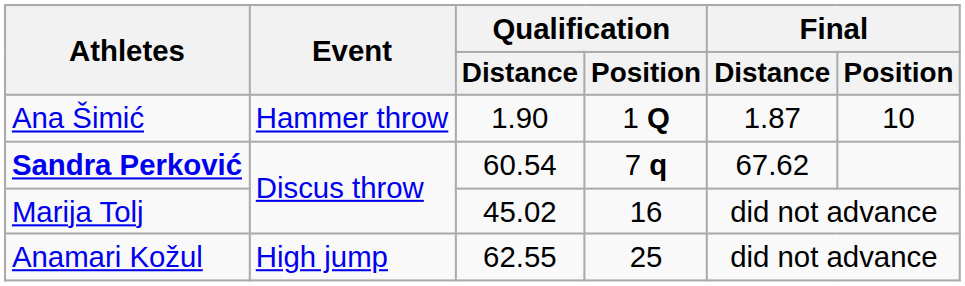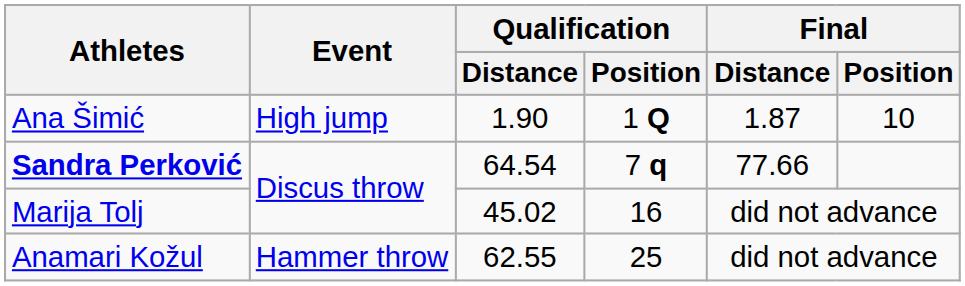(352, 119) Hammer throw -> (322, 119) High jump
(520, 165) 60.54 -> (520, 165) 64.54
(772, 165) 67.62 -> (772, 165) 77.66
(322, 258) High jump -> (352, 258) Hammer throw
